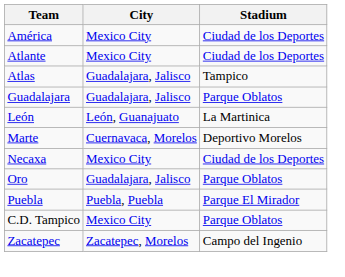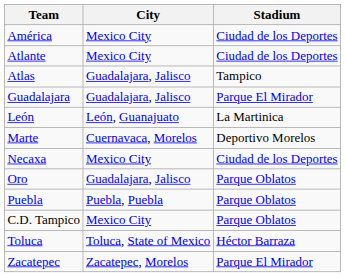(243, 96) Parque Oblatos -> (265, 96) Parque El Mirador
(251, 199) Parque El Mirador -> (256, 199) Parque Oblatos
+ row: (25, 240)
(252, 240) Campo del Ingenio -> (265, 261) Parque El Mirador
